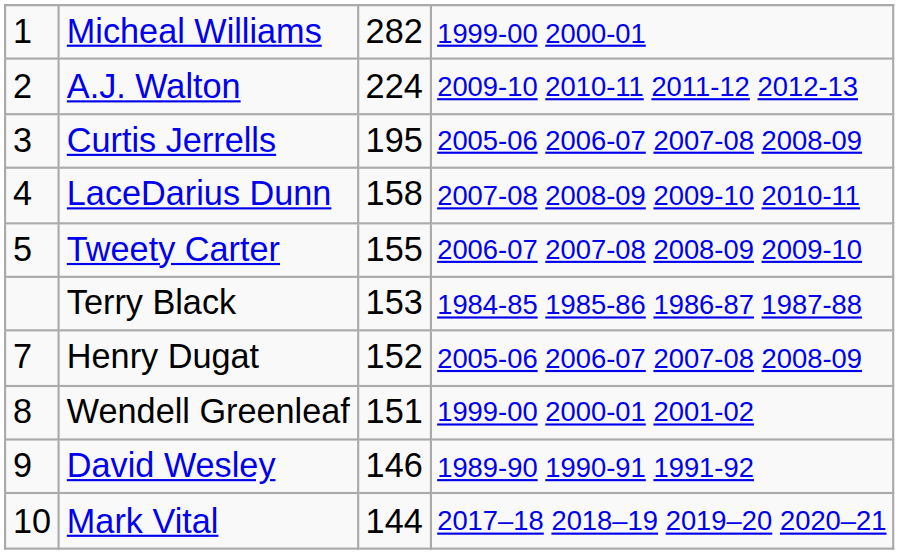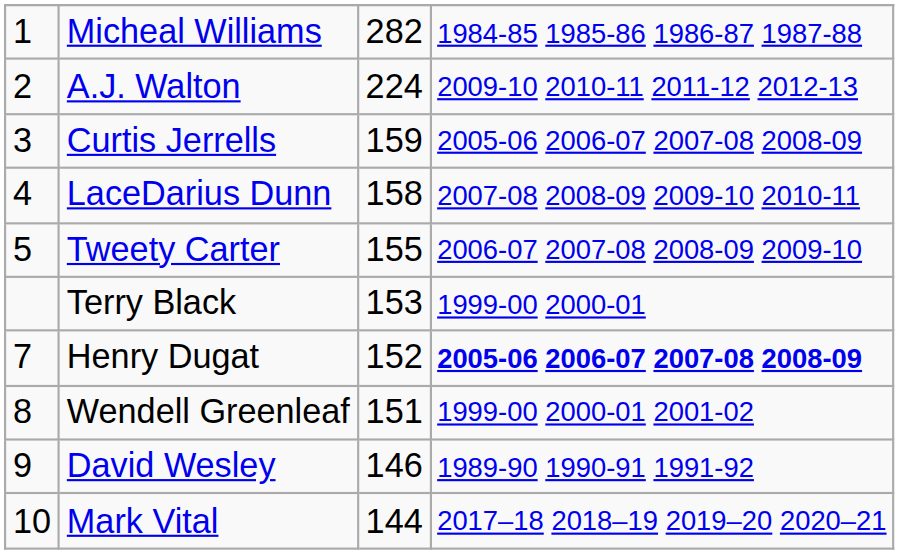(541, 32) 1999-00 2000-01 -> (650, 32) 1984-85 1985-86 1986-87 1987-88
(394, 140) 195 -> (394, 140) 159
(650, 304) 1984-85 1985-86 1986-87 1987-88 -> (541, 304) 1999-00 2000-01
(650, 358) normal -> (650, 358) bold
